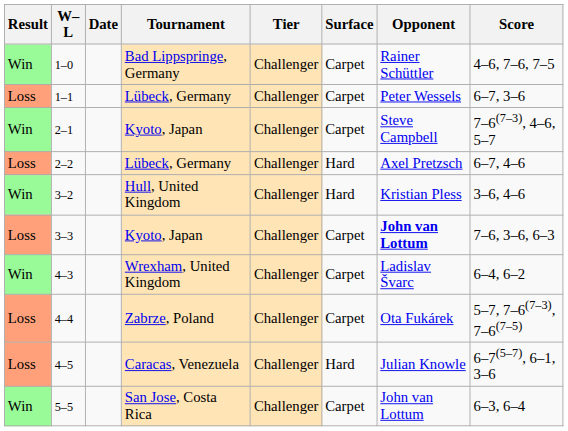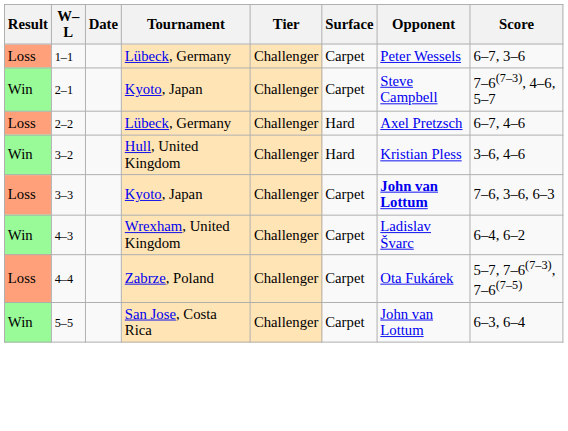- row: (64, 65)
- row: (64, 365)
